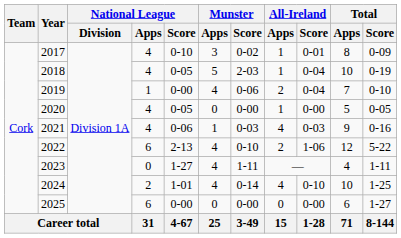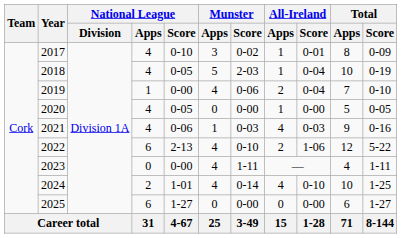(181, 166) 1-27 -> (181, 166) 0-00
(181, 204) 0-00 -> (181, 204) 1-27
